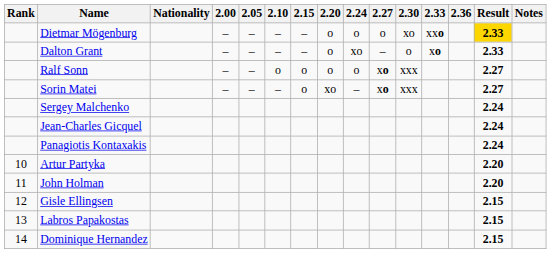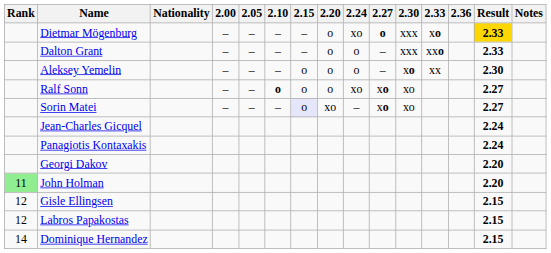(356, 32) o -> (356, 32) xo
(383, 32) normal -> (383, 32) bold
(409, 32) xo -> (409, 32) xxx
(435, 32) xxo -> (435, 32) xo
(356, 51) xo -> (356, 51) o
(409, 51) o -> (409, 51) xxx
(435, 51) xo -> (435, 51) xxo
+ row: (81, 70)
(278, 70) normal -> (278, 88) bold
(356, 70) o -> (356, 88) xo
(409, 70) xxx -> (409, 88) xo
(304, 88) no background -> (304, 107) lavender background
(409, 88) xxx -> (409, 107) xo
- row: (85, 107)
+ row: (74, 164)
- row: (73, 164)
(21, 182) no background -> (21, 182) lightgreen background
(21, 220) 13 -> (21, 220) 12
